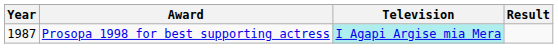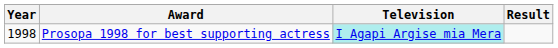(22, 34) 1987 -> (22, 34) 1998
